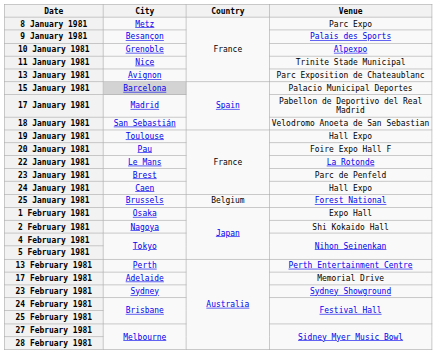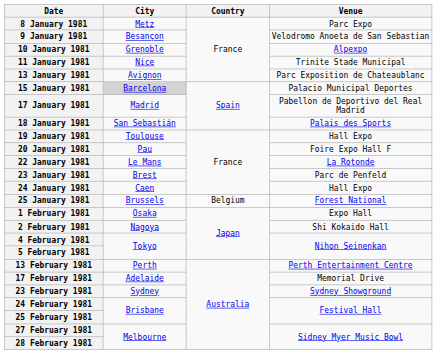(351, 37) Palais des Sports -> (351, 37) Velodromo Anoeta de San Sebastian
(351, 123) Velodromo Anoeta de San Sebastian -> (351, 123) Palais des Sports
